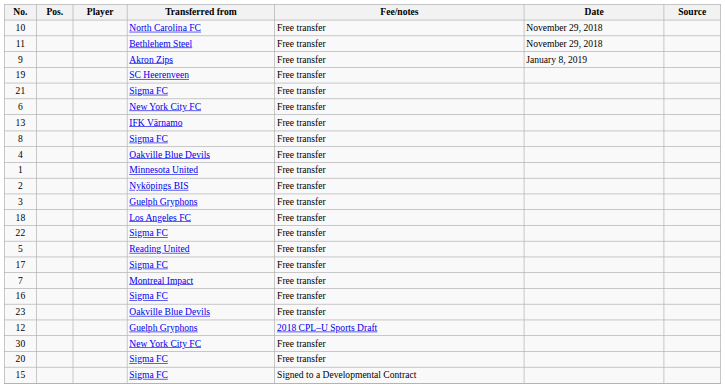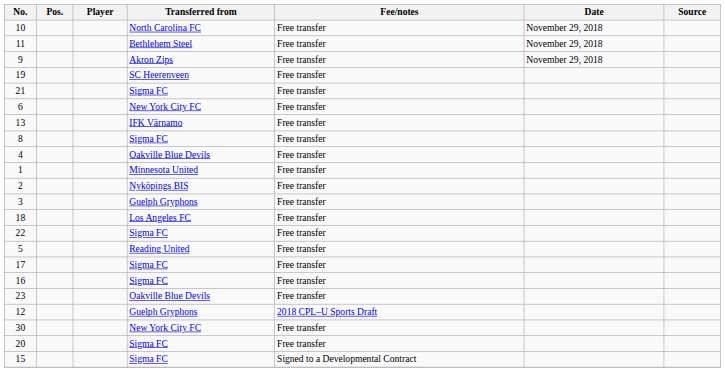(557, 59) January 8, 2019 -> (564, 59) November 29, 2018
- row: (20, 281)
